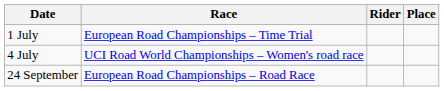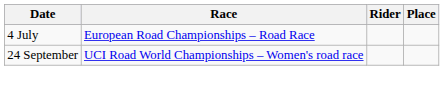- row: (23, 34)
(224, 55) UCI Road World Championships – Women's road race -> (199, 34) European Road Championships – Road Race
(199, 75) European Road Championships – Road Race -> (224, 55) UCI Road World Championships – Women's road race
